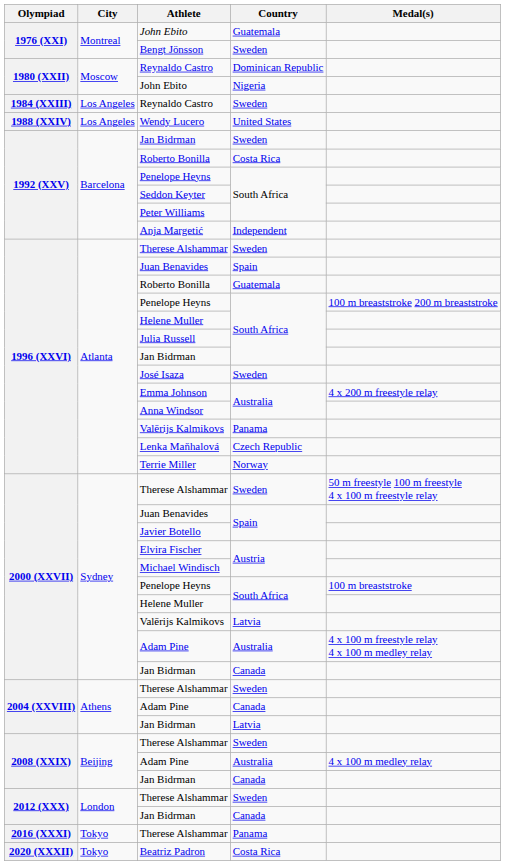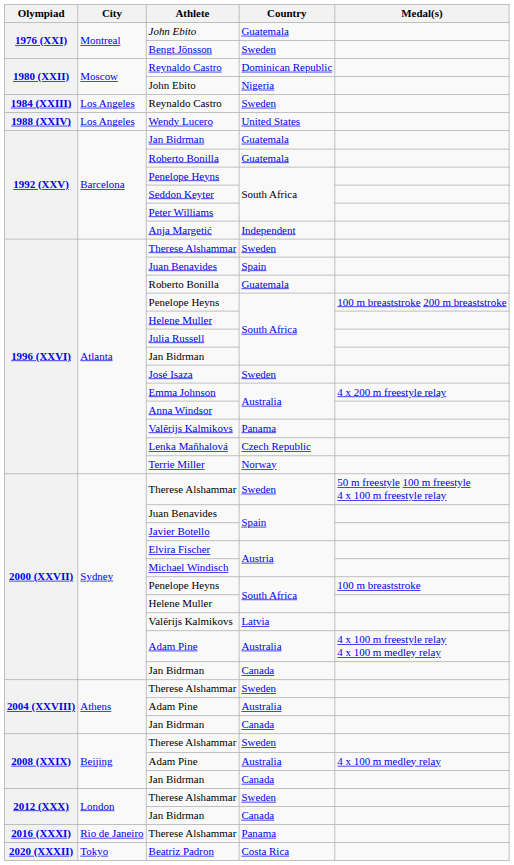(250, 140) Sweden -> (265, 140) Guatemala
(256, 158) Costa Rica -> (265, 158) Guatemala
(249, 707) Canada -> (261, 707) Australia
(247, 725) Latvia -> (258, 725) Canada
(94, 833) Tokyo -> (112, 833) Rio de Janeiro
